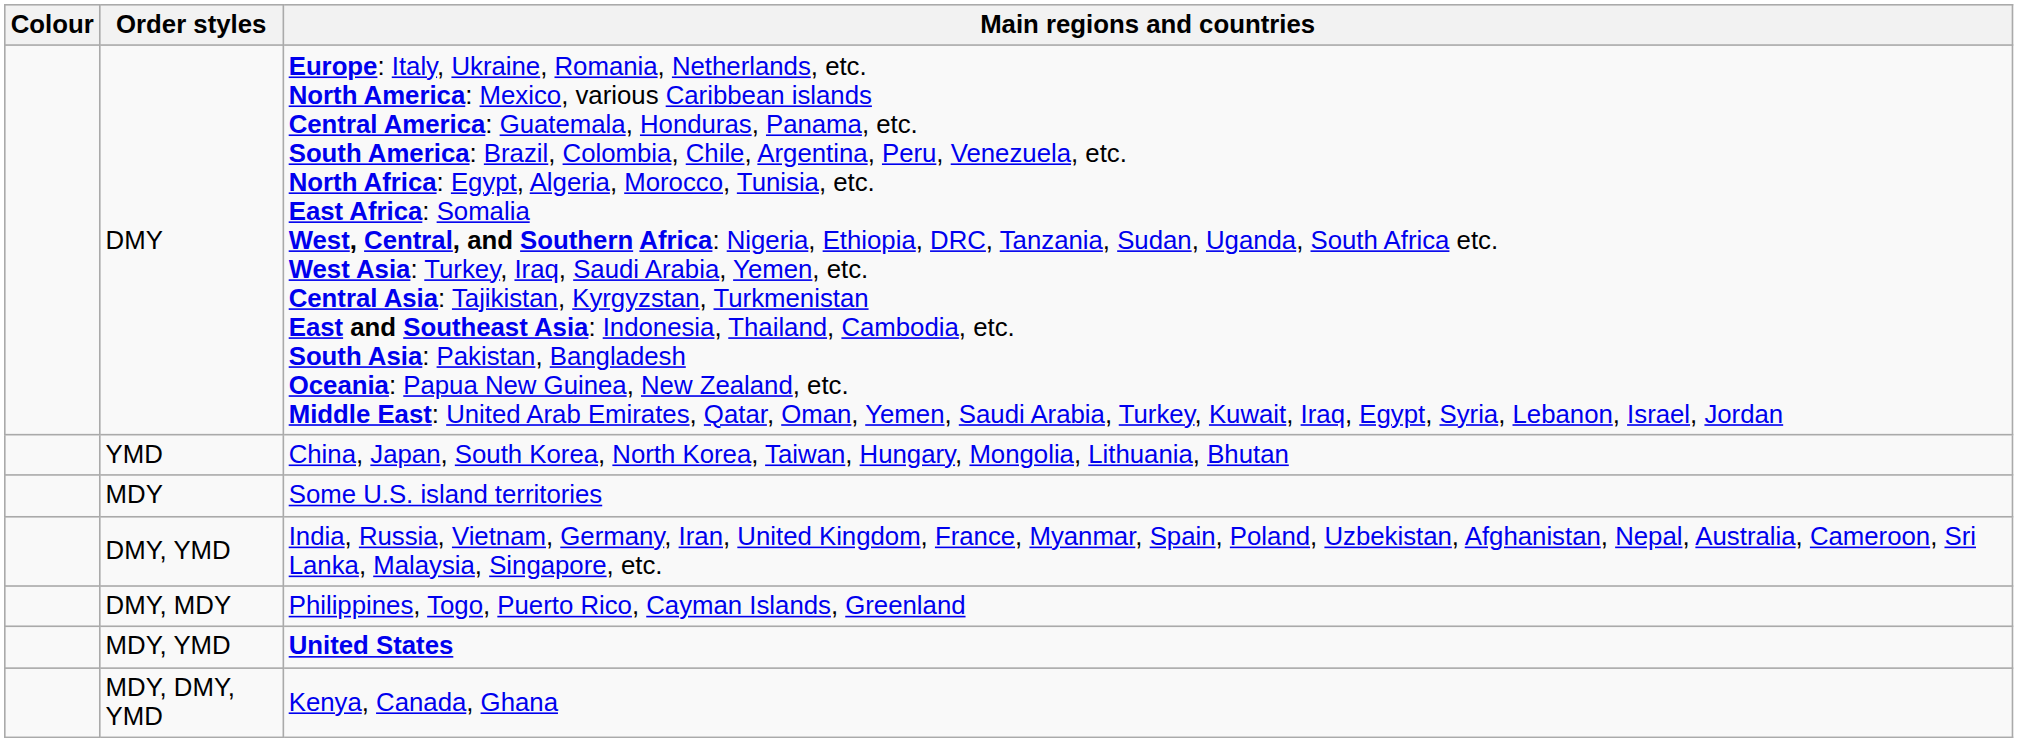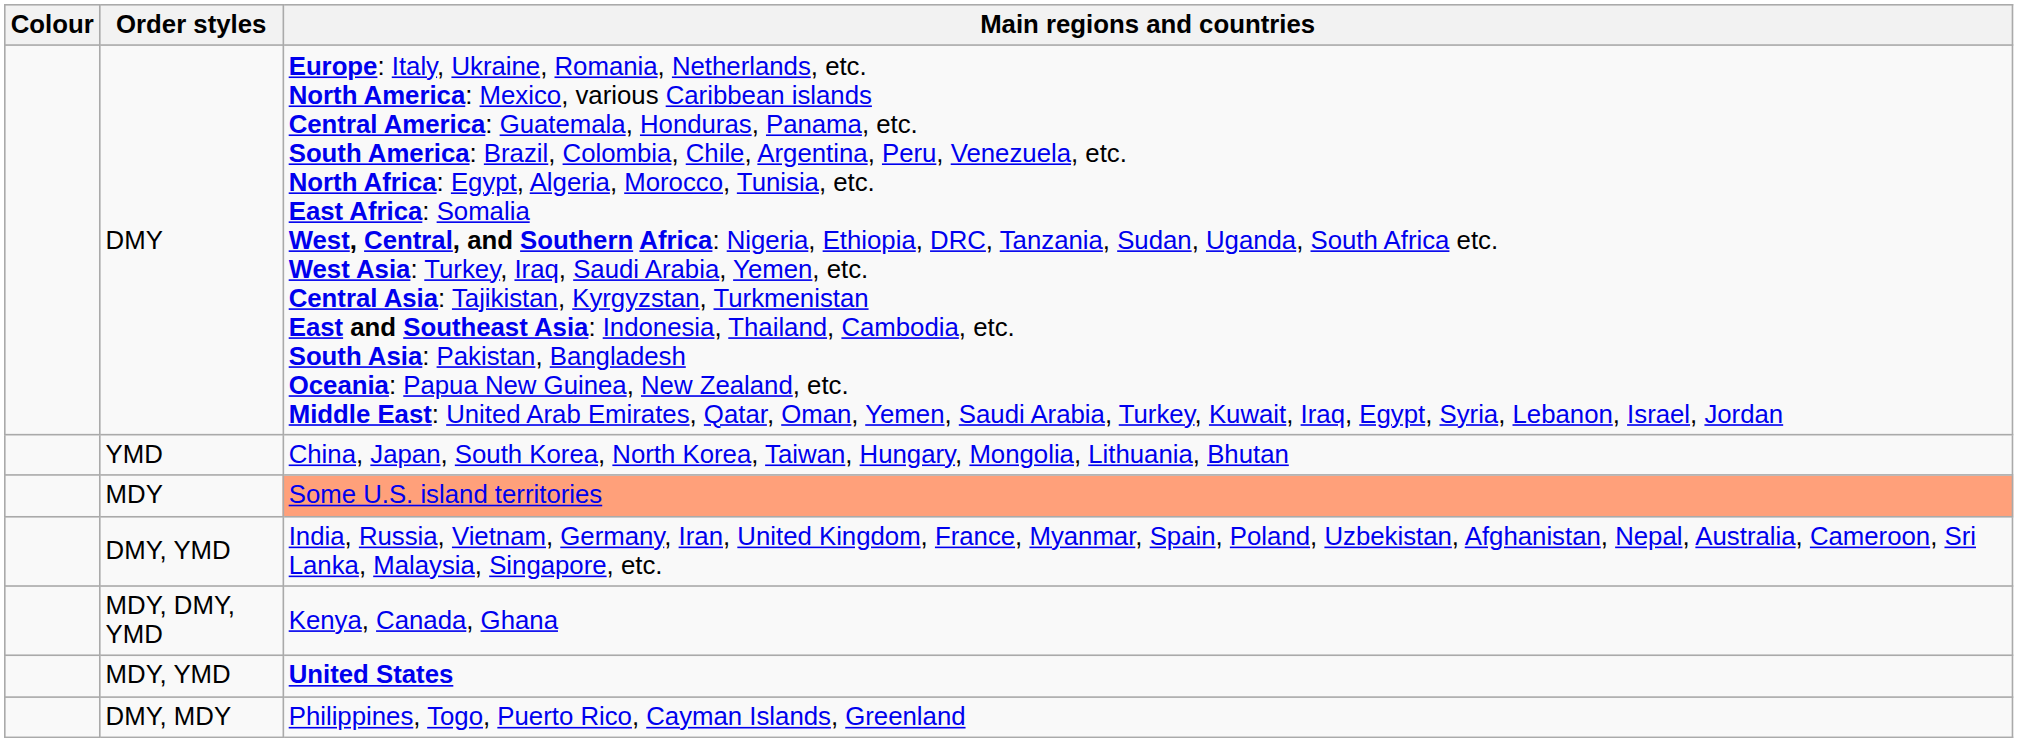(445, 495) no background -> (445, 495) lightsalmon background
rows swapped: (168, 605) <-> (170, 702)
